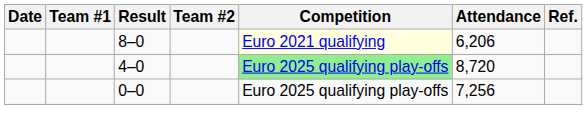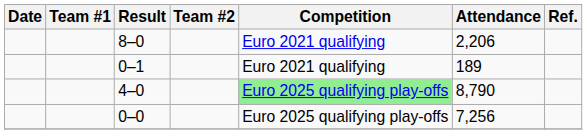(314, 41) lightyellow background -> (314, 41) no background
(475, 41) 6,206 -> (475, 41) 2,206
+ row: (131, 66)
(475, 66) 8,720 -> (475, 91) 8,790
